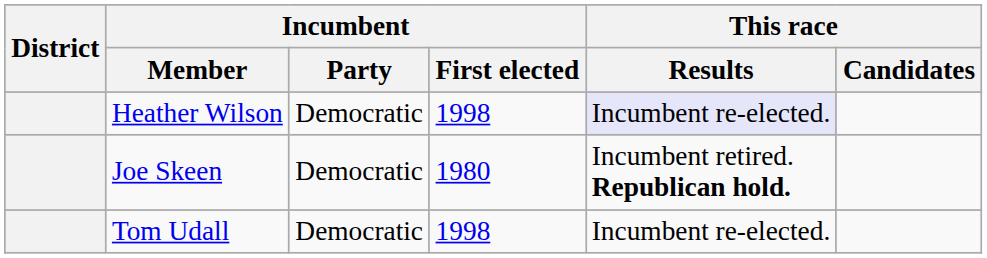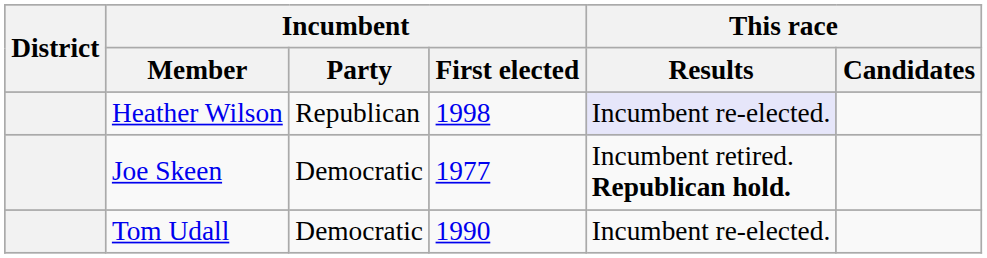(359, 112) Democratic -> (358, 112) Republican
(463, 171) 1980 -> (463, 171) 1977
(463, 230) 1998 -> (463, 230) 1990
